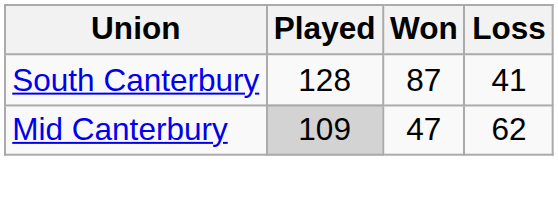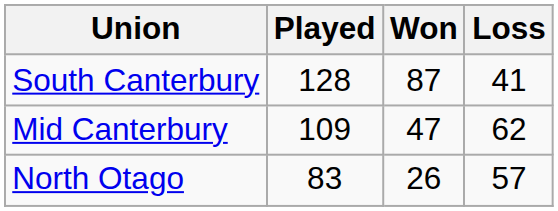(325, 129) lightgrey background -> (325, 129) no background
+ row: (98, 179)
